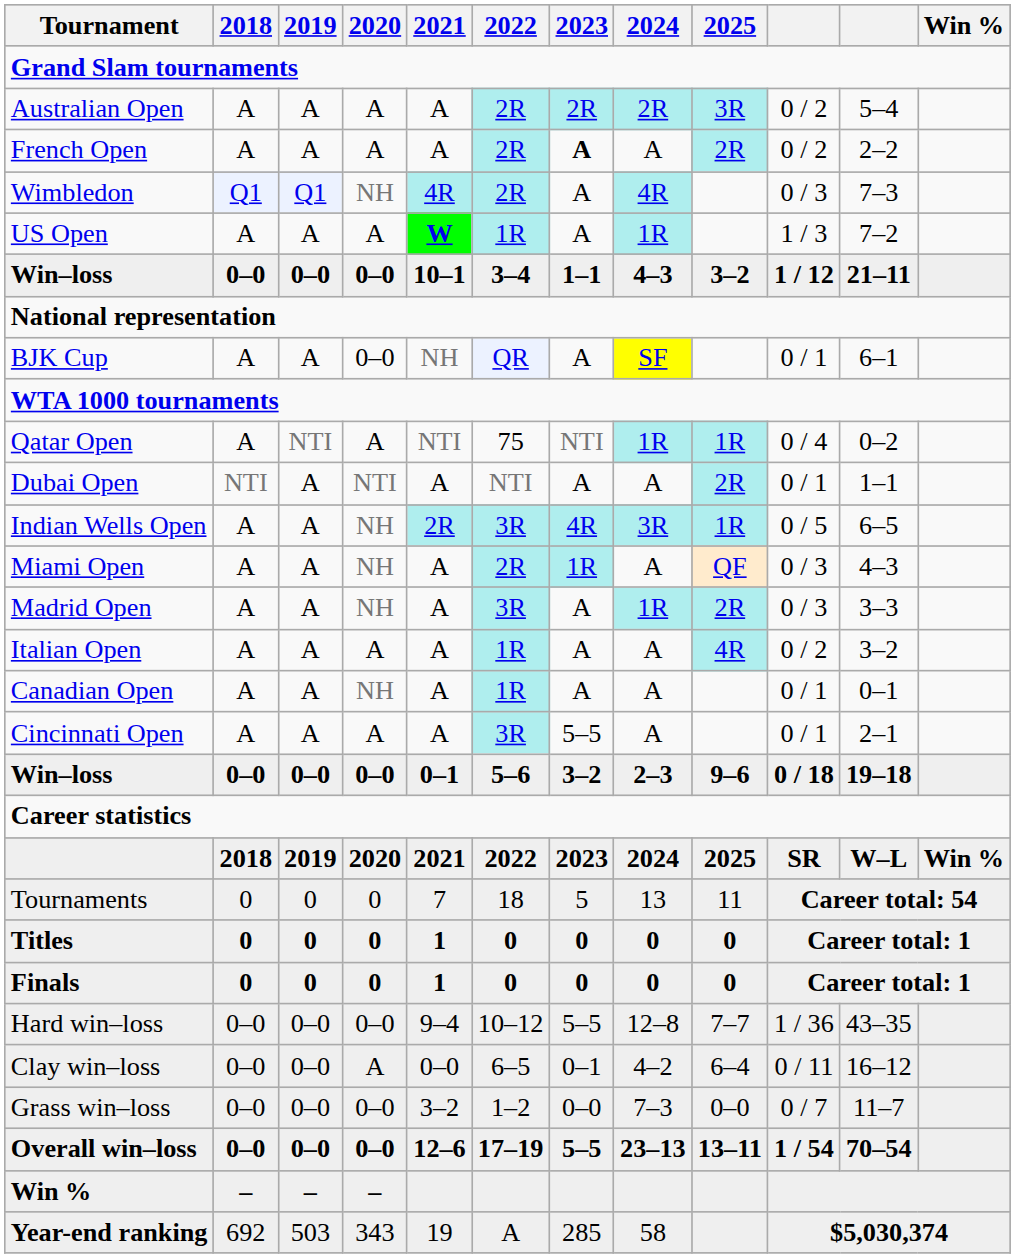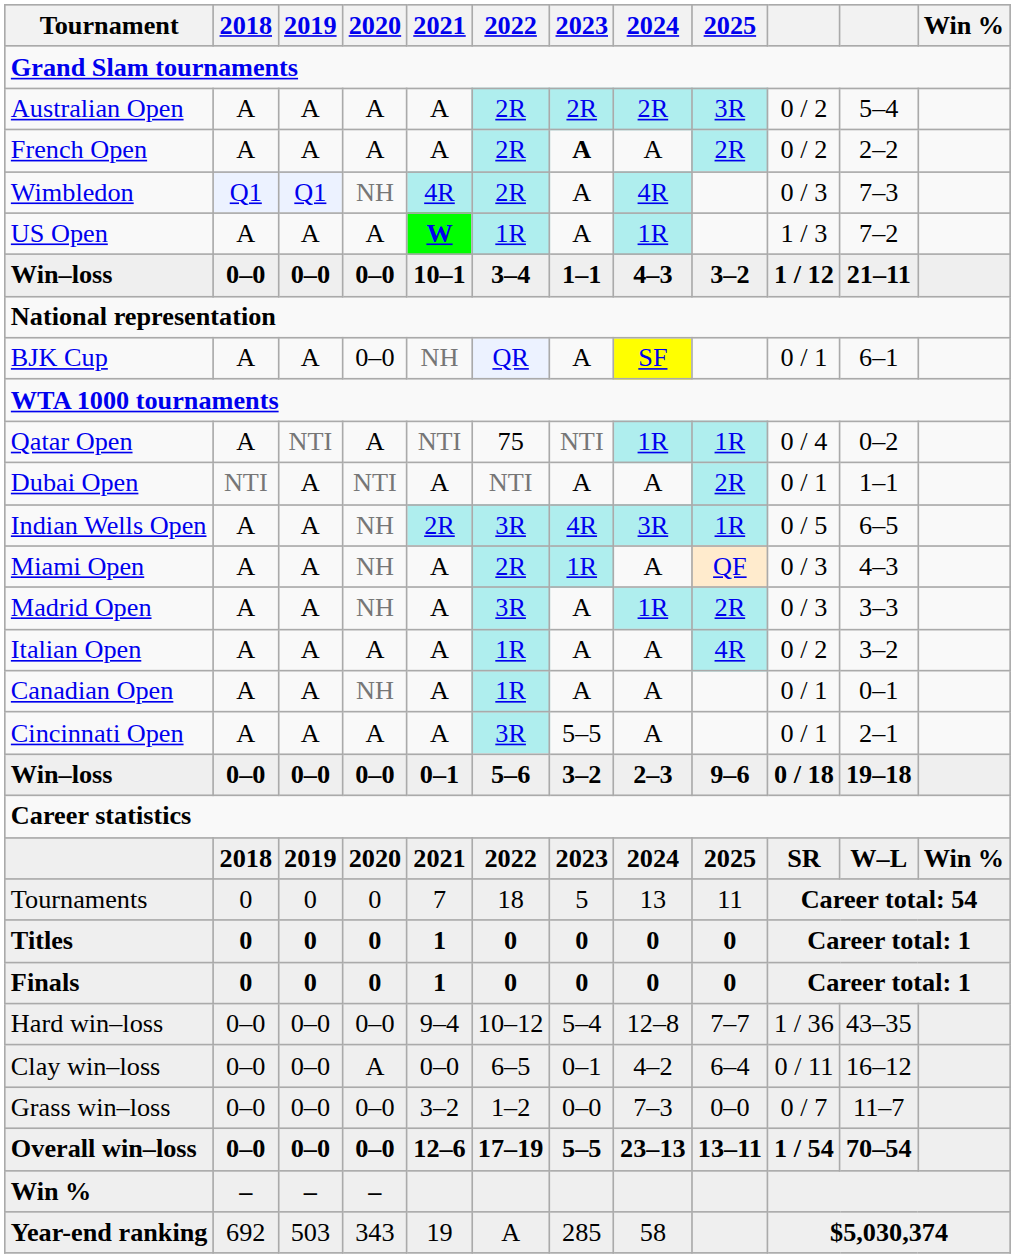(582, 1024) 5–5 -> (582, 1024) 5–4
